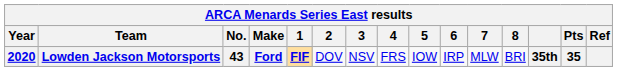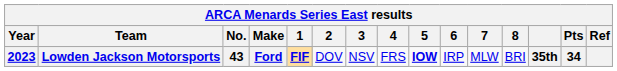(22, 56) 2020 -> (22, 56) 2023
(424, 56) normal -> (424, 56) bold
(574, 56) 35 -> (574, 56) 34
